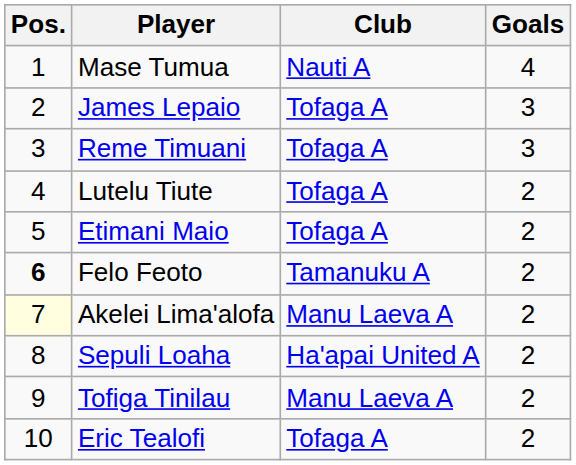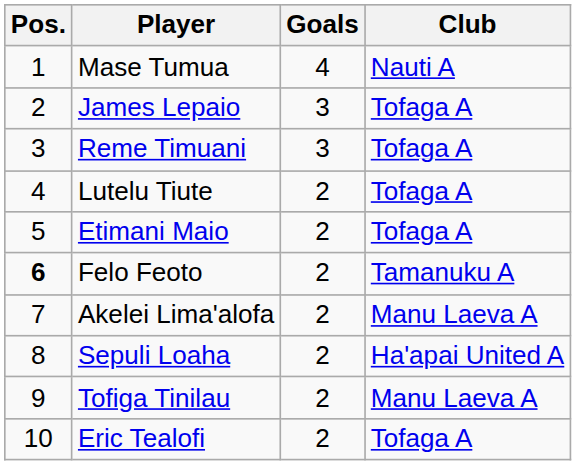columns swapped: (383, 25) <-> (528, 25)
(38, 314) lightyellow background -> (38, 314) no background
